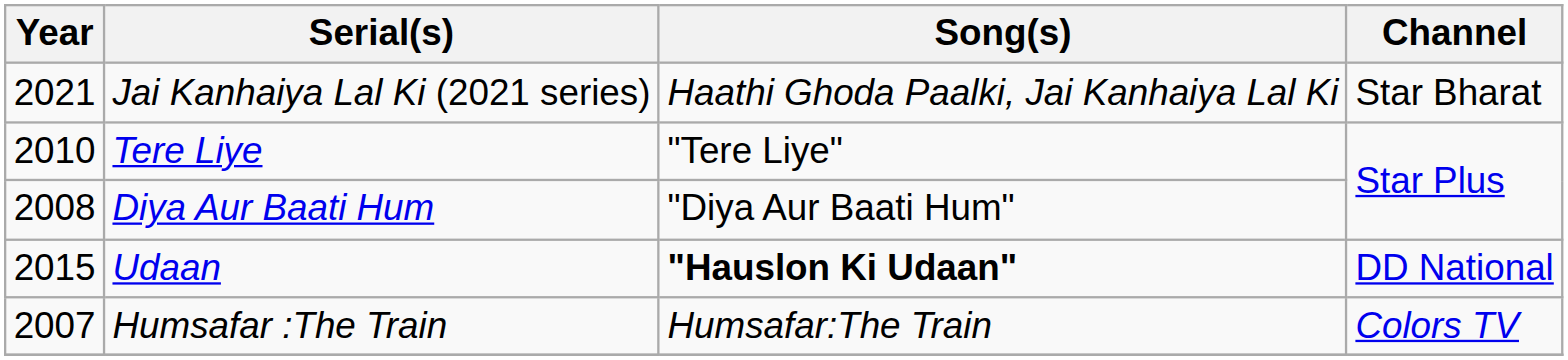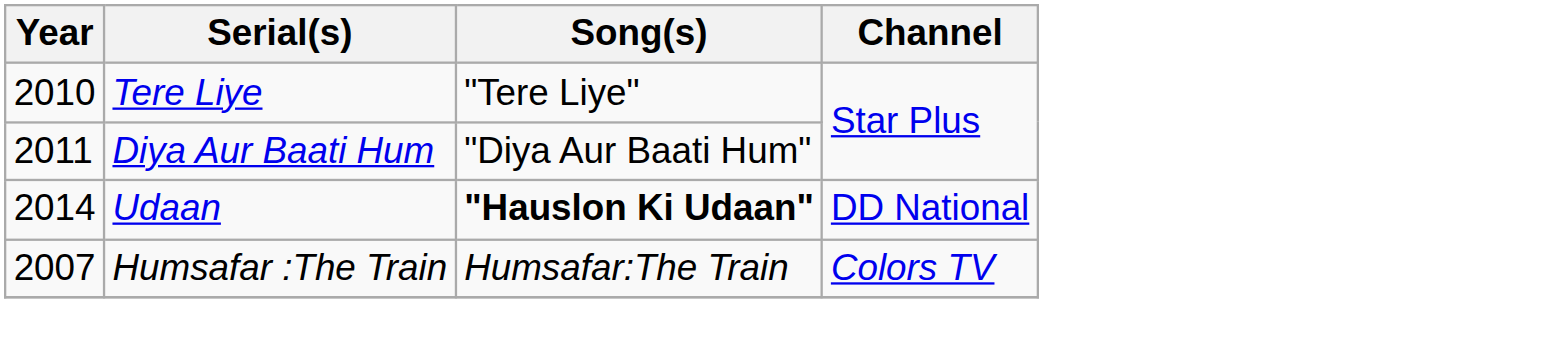- row: (381, 92)
(55, 208) 2008 -> (53, 150) 2011
(55, 267) 2015 -> (55, 208) 2014
